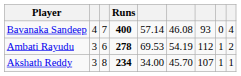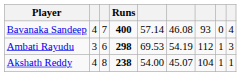(124, 46) 278 -> (124, 46) 298
(231, 46) 2 -> (231, 46) 3
(94, 63) 3 -> (94, 63) 4
(124, 63) 234 -> (124, 63) 238
(152, 63) 34.00 -> (152, 63) 54.00
(181, 63) 45.70 -> (181, 63) 45.07
(205, 63) 107 -> (205, 63) 104
